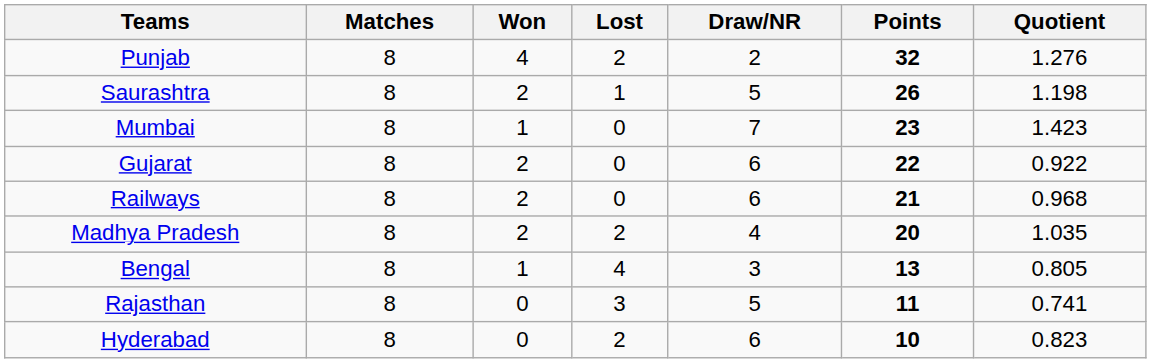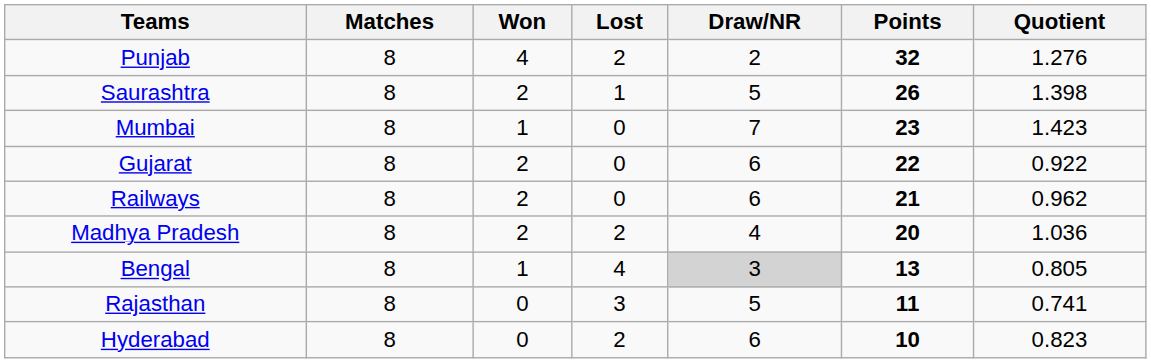(1059, 92) 1.198 -> (1059, 92) 1.398
(1059, 198) 0.968 -> (1059, 198) 0.962
(1059, 233) 1.035 -> (1059, 233) 1.036
(755, 269) no background -> (755, 269) lightgrey background
